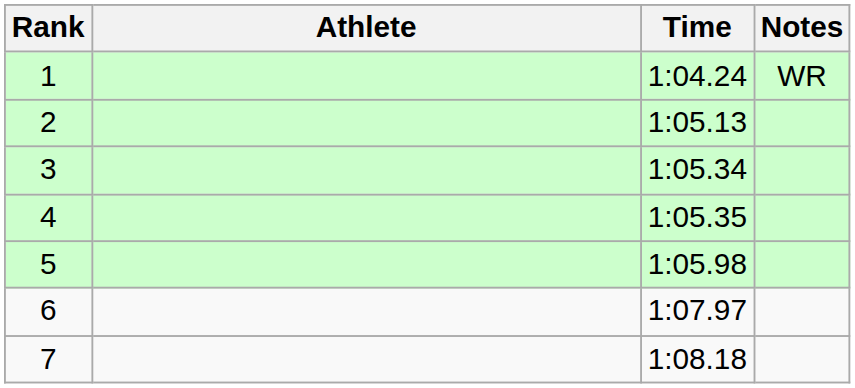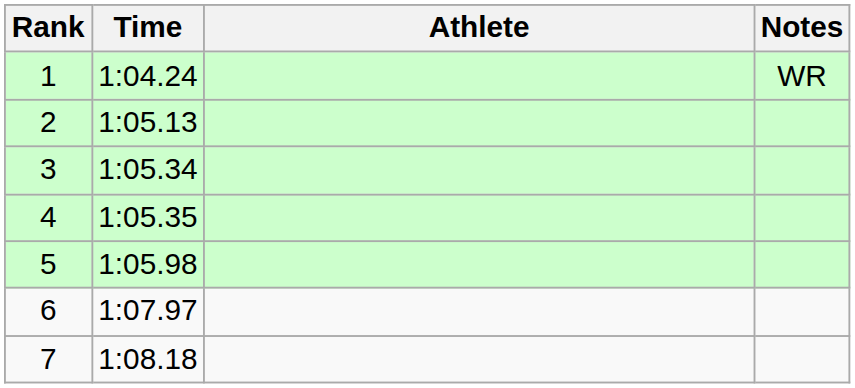columns swapped: (366, 28) <-> (697, 28)
